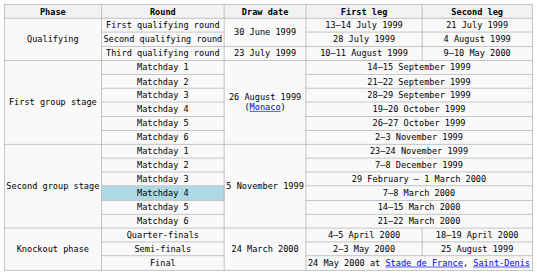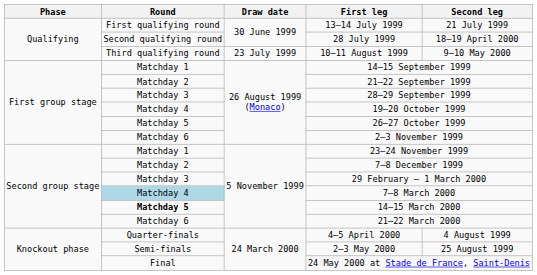(477, 39) 4 August 1999 -> (477, 39) 18–19 April 2000
(163, 207) normal -> (163, 207) bold
(477, 235) 18–19 April 2000 -> (477, 235) 4 August 1999
